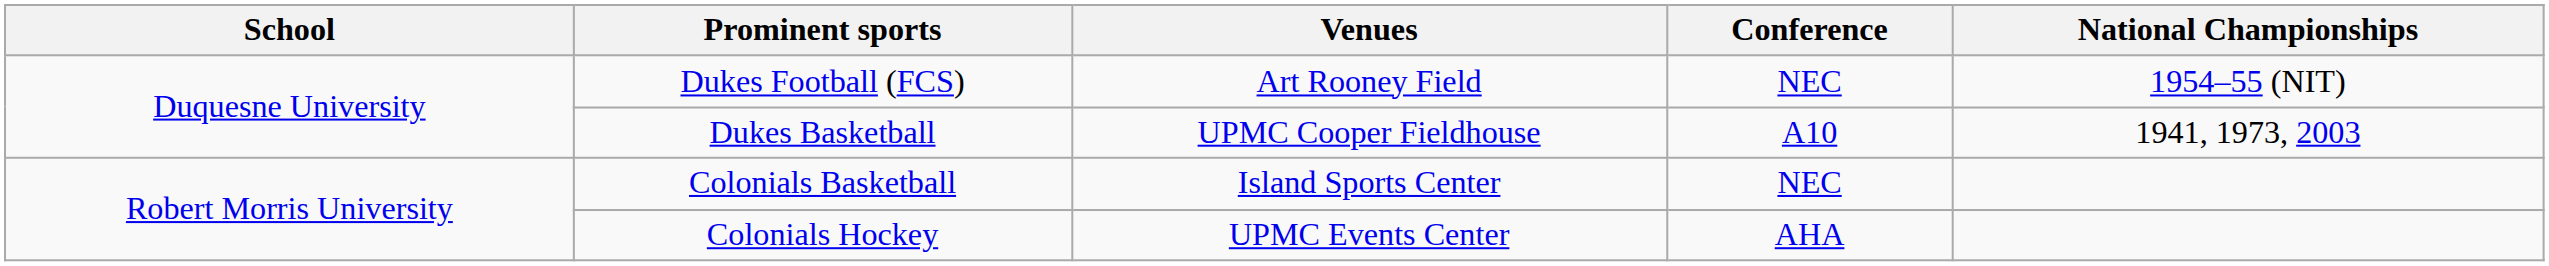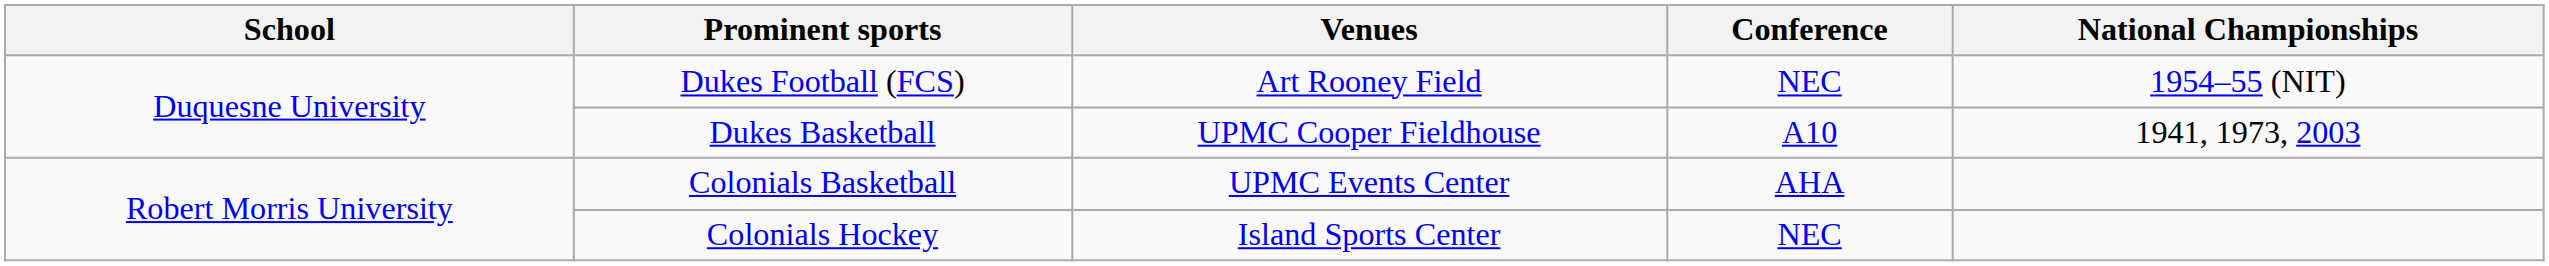(1369, 183) Island Sports Center -> (1369, 183) UPMC Events Center
(1810, 183) NEC -> (1810, 183) AHA
(1369, 234) UPMC Events Center -> (1369, 234) Island Sports Center
(1810, 234) AHA -> (1810, 234) NEC
